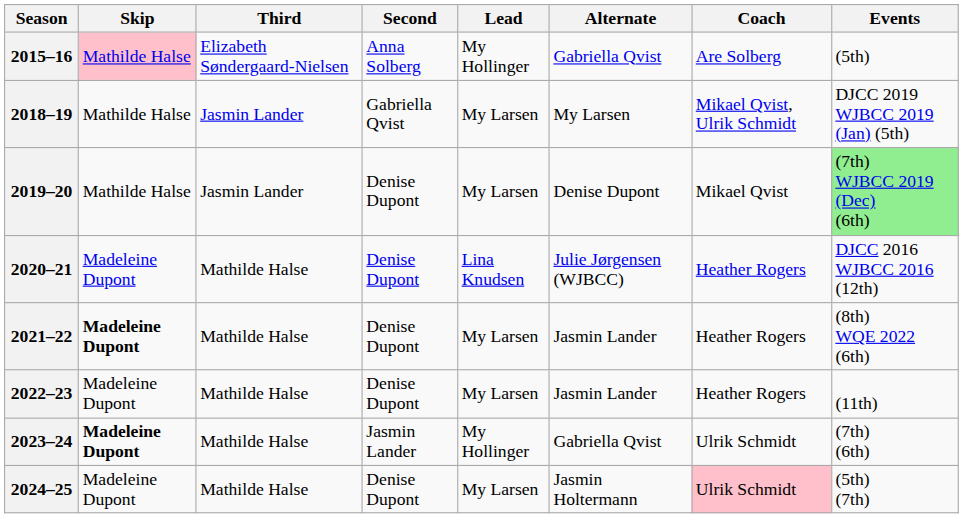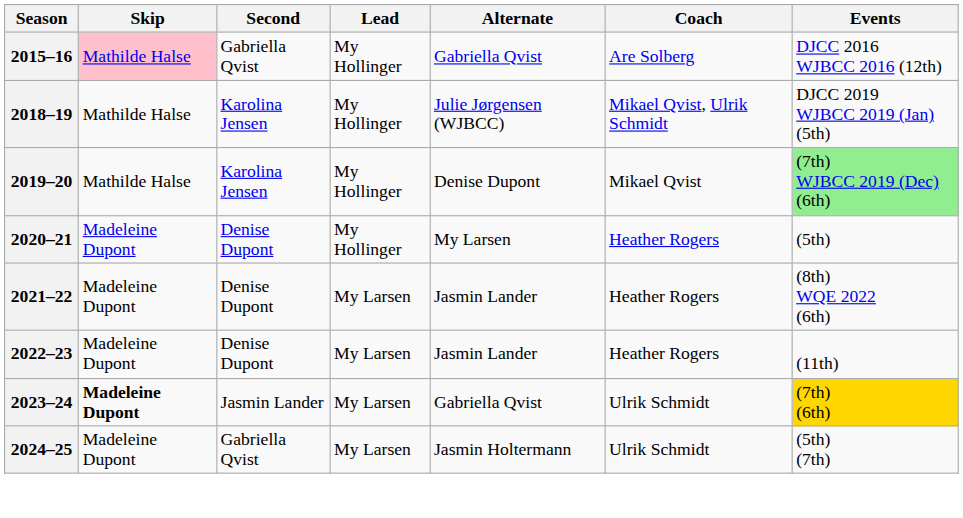- column: (279, 18)
(394, 56) Anna Solberg -> (253, 56) Gabriella Qvist
(852, 56) (5th) -> (869, 56) DJCC 2016 WJBCC 2016 (12th)
(399, 113) Gabriella Qvist -> (251, 113) Karolina Jensen
(500, 113) My Larsen -> (368, 113) My Hollinger
(592, 113) My Larsen -> (488, 113) Julie Jørgensen (WJBCC)
(393, 191) Denise Dupont -> (251, 181) Karolina Jensen
(500, 191) My Larsen -> (368, 181) My Hollinger
(493, 268) Lina Knudsen -> (368, 239) My Hollinger
(607, 268) Julie Jørgensen (WJBCC) -> (472, 239) My Larsen
(885, 268) DJCC 2016 WJBCC 2016 (12th) -> (813, 239) (5th)
(122, 336) bold -> (120, 296) normal
(495, 441) My Hollinger -> (372, 401) My Larsen
(852, 441) no background -> (813, 401) gold background
(393, 489) Denise Dupont -> (253, 449) Gabriella Qvist
(746, 489) pink background -> (659, 449) no background
